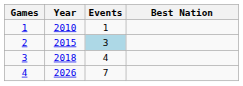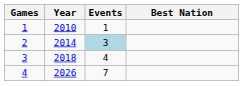(65, 42) 2015 -> (65, 42) 2014
